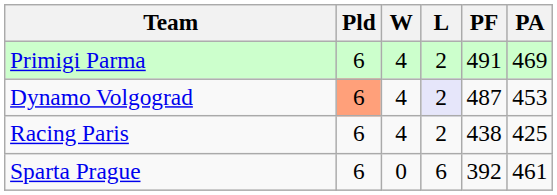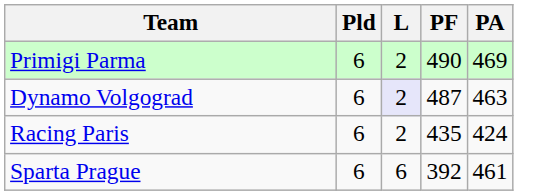- column: (401, 23)
(484, 60) 491 -> (444, 60) 490
(359, 97) lightsalmon background -> (359, 97) no background
(530, 97) 453 -> (490, 97) 463
(484, 134) 438 -> (444, 134) 435
(530, 134) 425 -> (490, 134) 424
